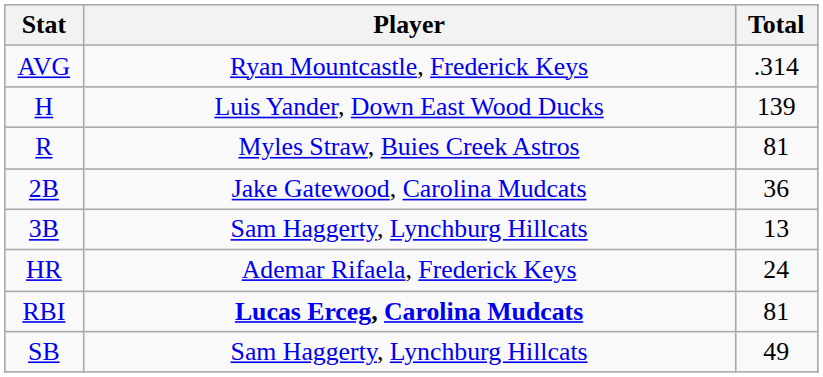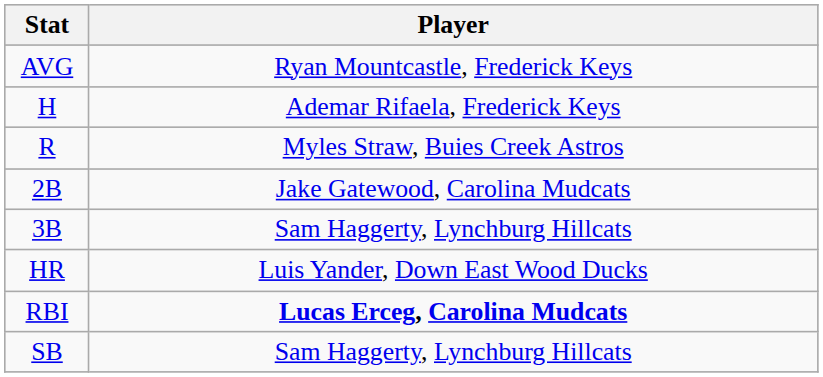- column: (776, 24)
(409, 106) Luis Yander, Down East Wood Ducks -> (453, 106) Ademar Rifaela, Frederick Keys
(409, 270) Ademar Rifaela, Frederick Keys -> (453, 270) Luis Yander, Down East Wood Ducks
